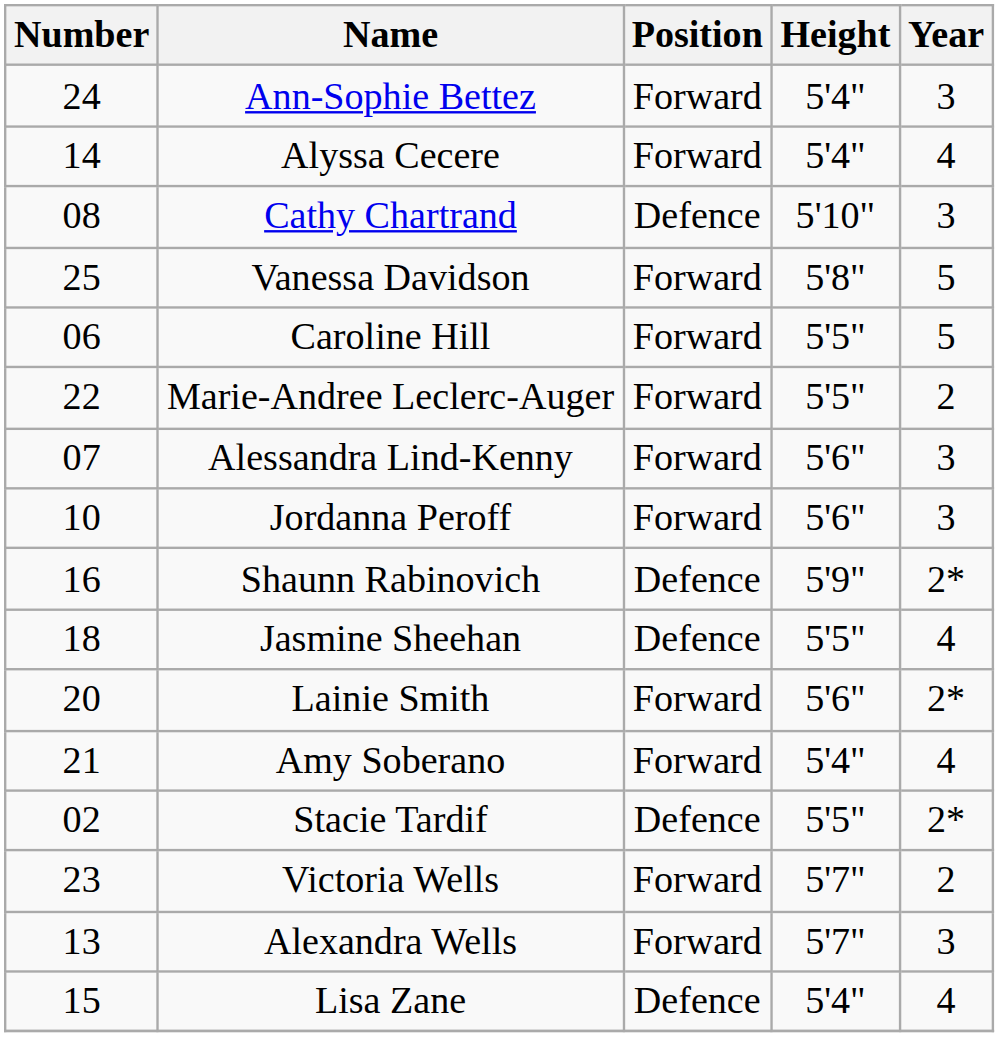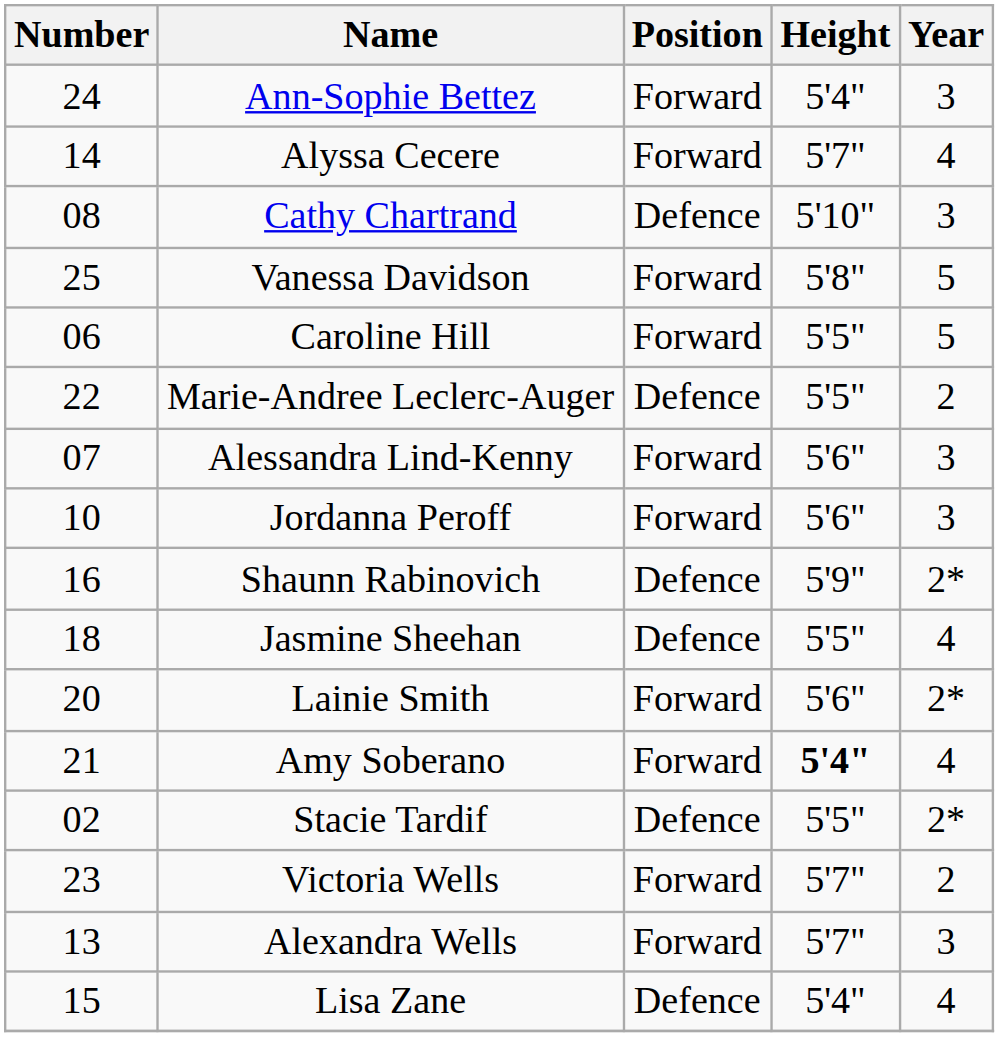(835, 155) 5'4" -> (835, 155) 5'7"
(697, 397) Forward -> (697, 397) Defence
(835, 759) normal -> (835, 759) bold
